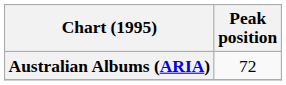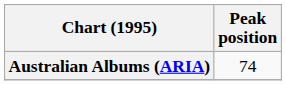(248, 65) 72 -> (248, 65) 74
